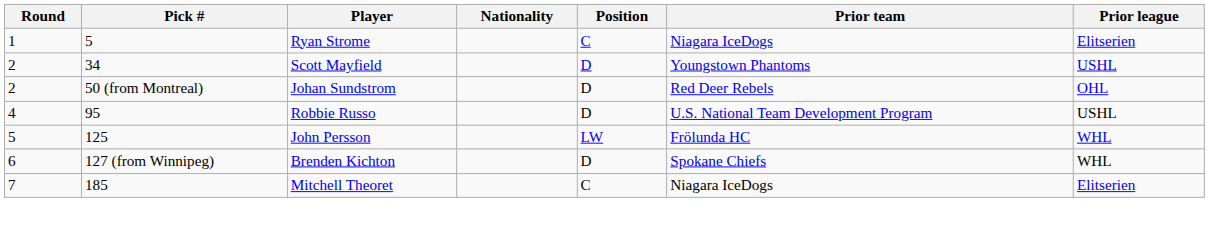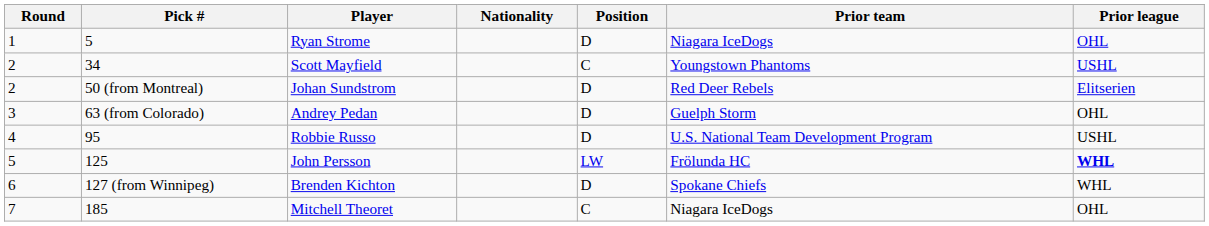(586, 40) C -> (586, 40) D
(1106, 40) Elitserien -> (1093, 40) OHL
(586, 64) D -> (586, 64) C
(1093, 88) OHL -> (1106, 88) Elitserien
+ row: (334, 112)
(1094, 137) normal -> (1096, 161) bold
(1106, 185) Elitserien -> (1093, 209) OHL
